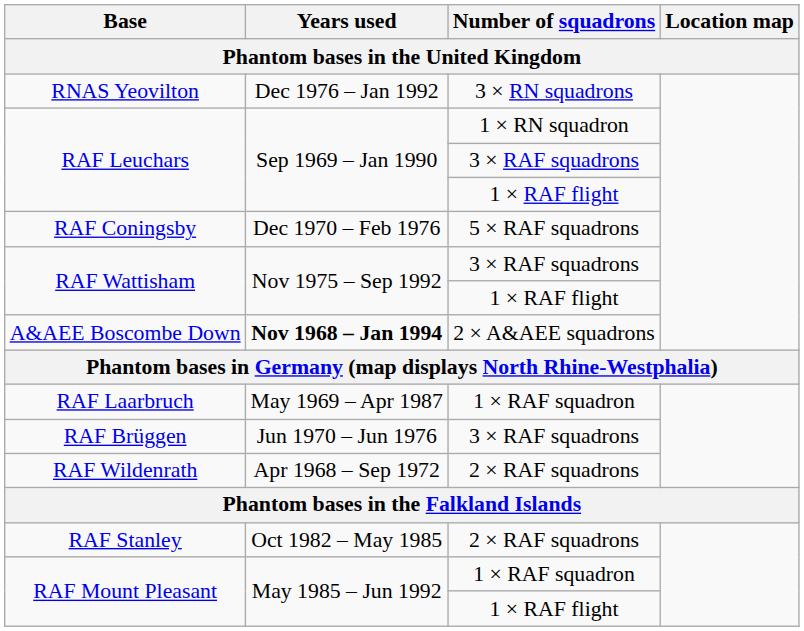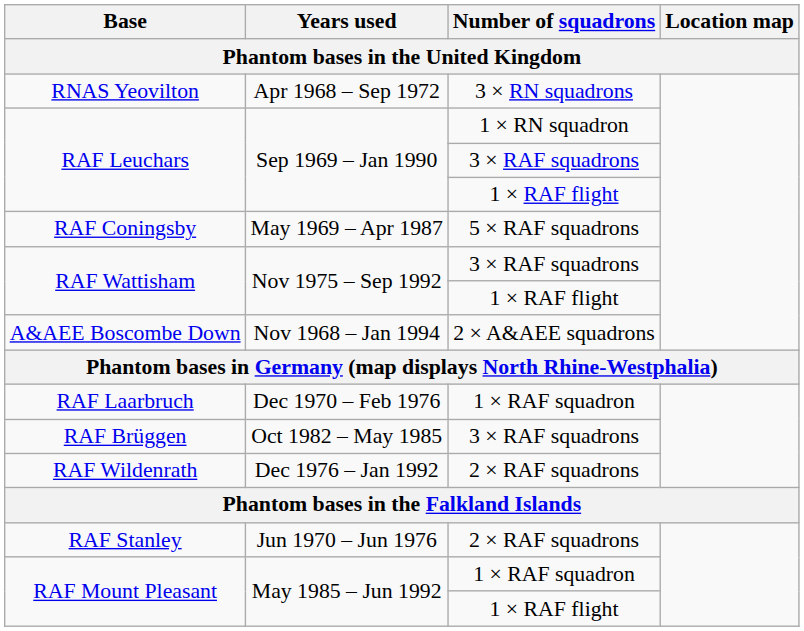(347, 90) Dec 1976 – Jan 1992 -> (347, 90) Apr 1968 – Sep 1972
(347, 228) Dec 1970 – Feb 1976 -> (347, 228) May 1969 – Apr 1987
(347, 332) bold -> (347, 332) normal
(347, 401) May 1969 – Apr 1987 -> (347, 401) Dec 1970 – Feb 1976
(347, 435) Jun 1970 – Jun 1976 -> (347, 435) Oct 1982 – May 1985
(347, 470) Apr 1968 – Sep 1972 -> (347, 470) Dec 1976 – Jan 1992
(347, 539) Oct 1982 – May 1985 -> (347, 539) Jun 1970 – Jun 1976
